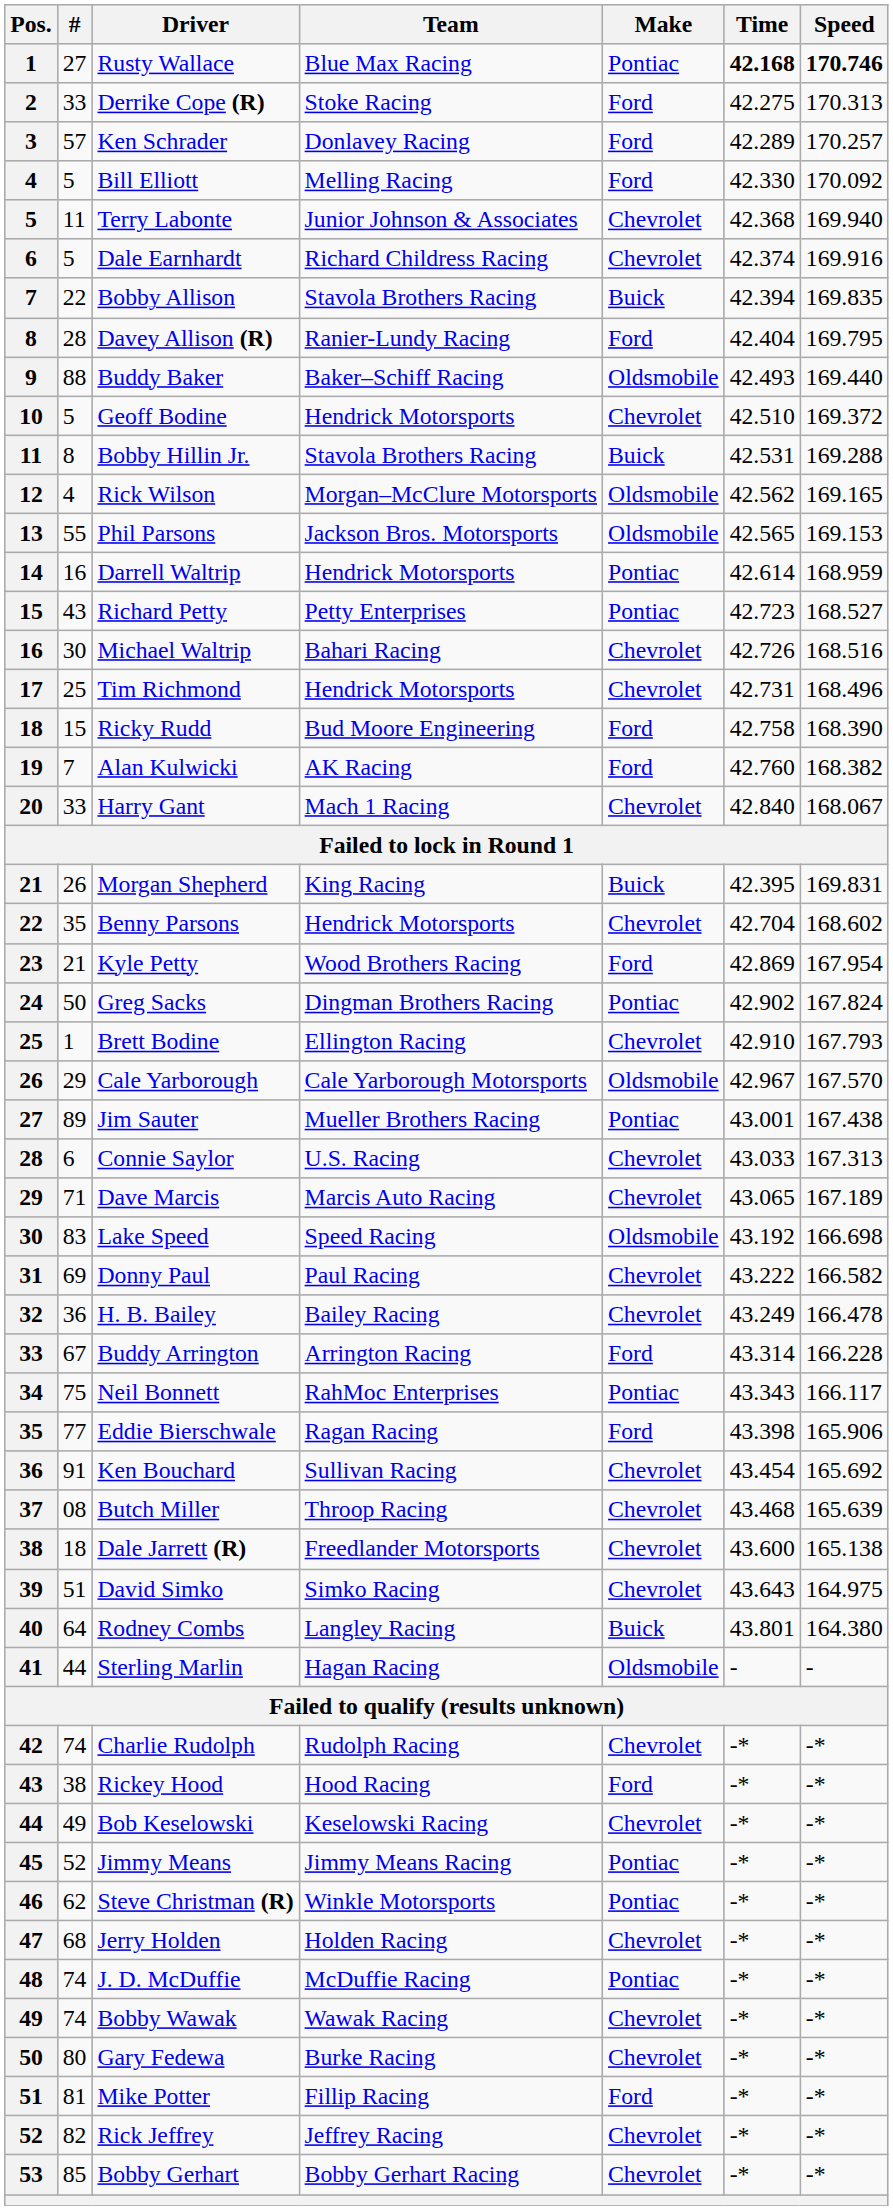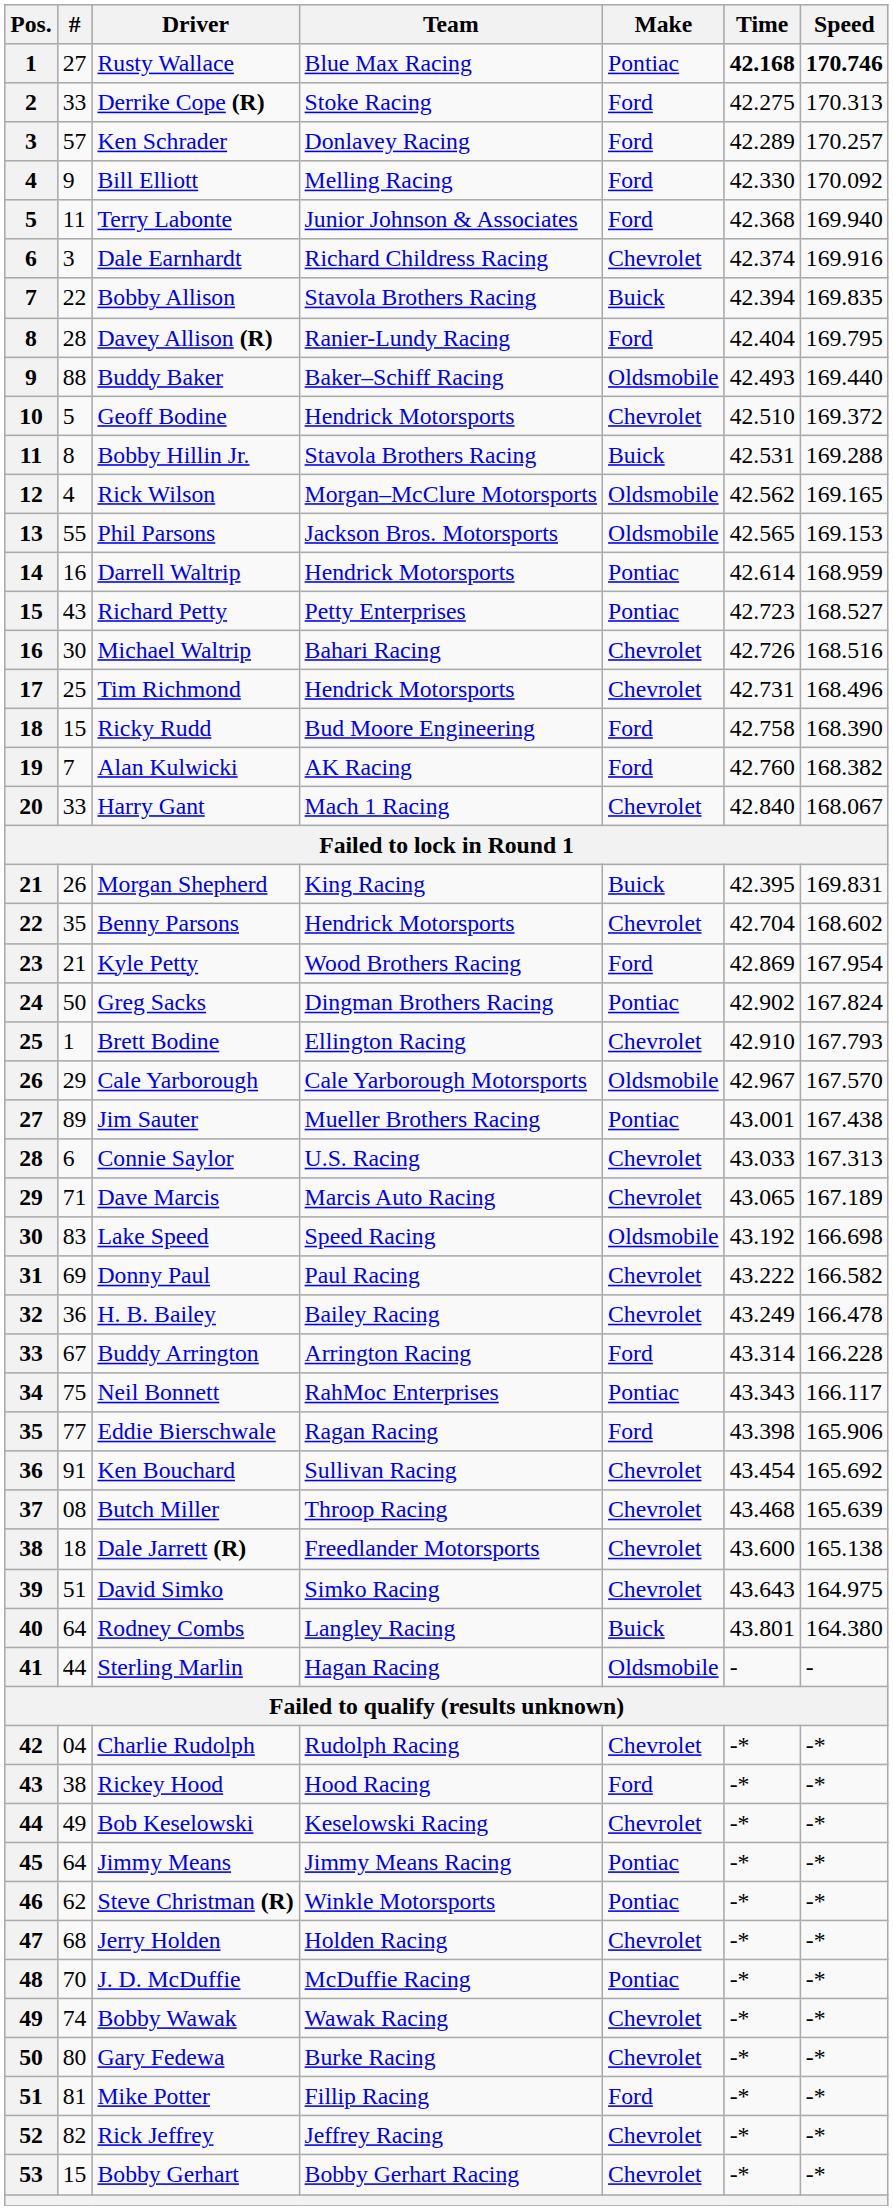(69, 180) 5 -> (69, 180) 9
(655, 219) Chevrolet -> (630, 219) Ford
(69, 258) 5 -> (69, 258) 3
(75, 1744) 74 -> (75, 1744) 04
(75, 1861) 52 -> (75, 1861) 64
(75, 1979) 74 -> (75, 1979) 70
(75, 2174) 85 -> (75, 2174) 15
